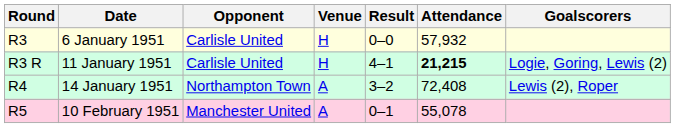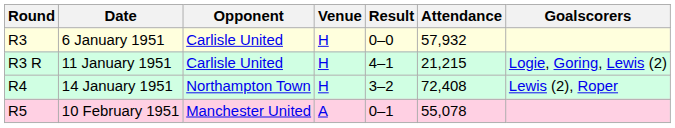(444, 63) bold -> (444, 63) normal
(323, 87) A -> (323, 87) H
